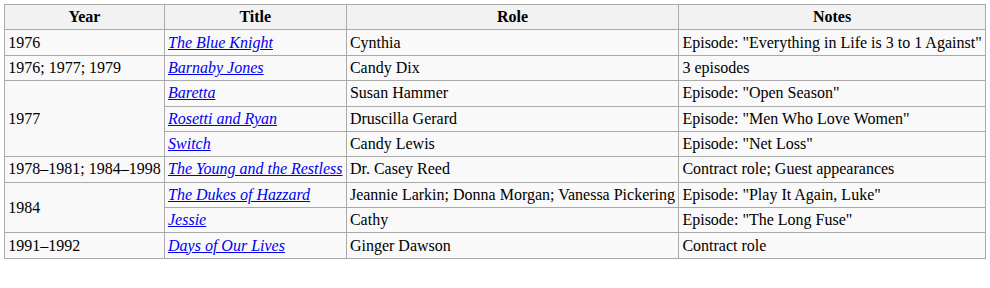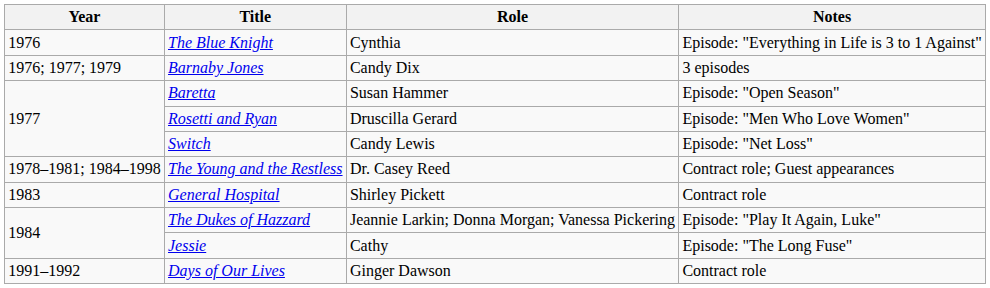+ row: (224, 194)
